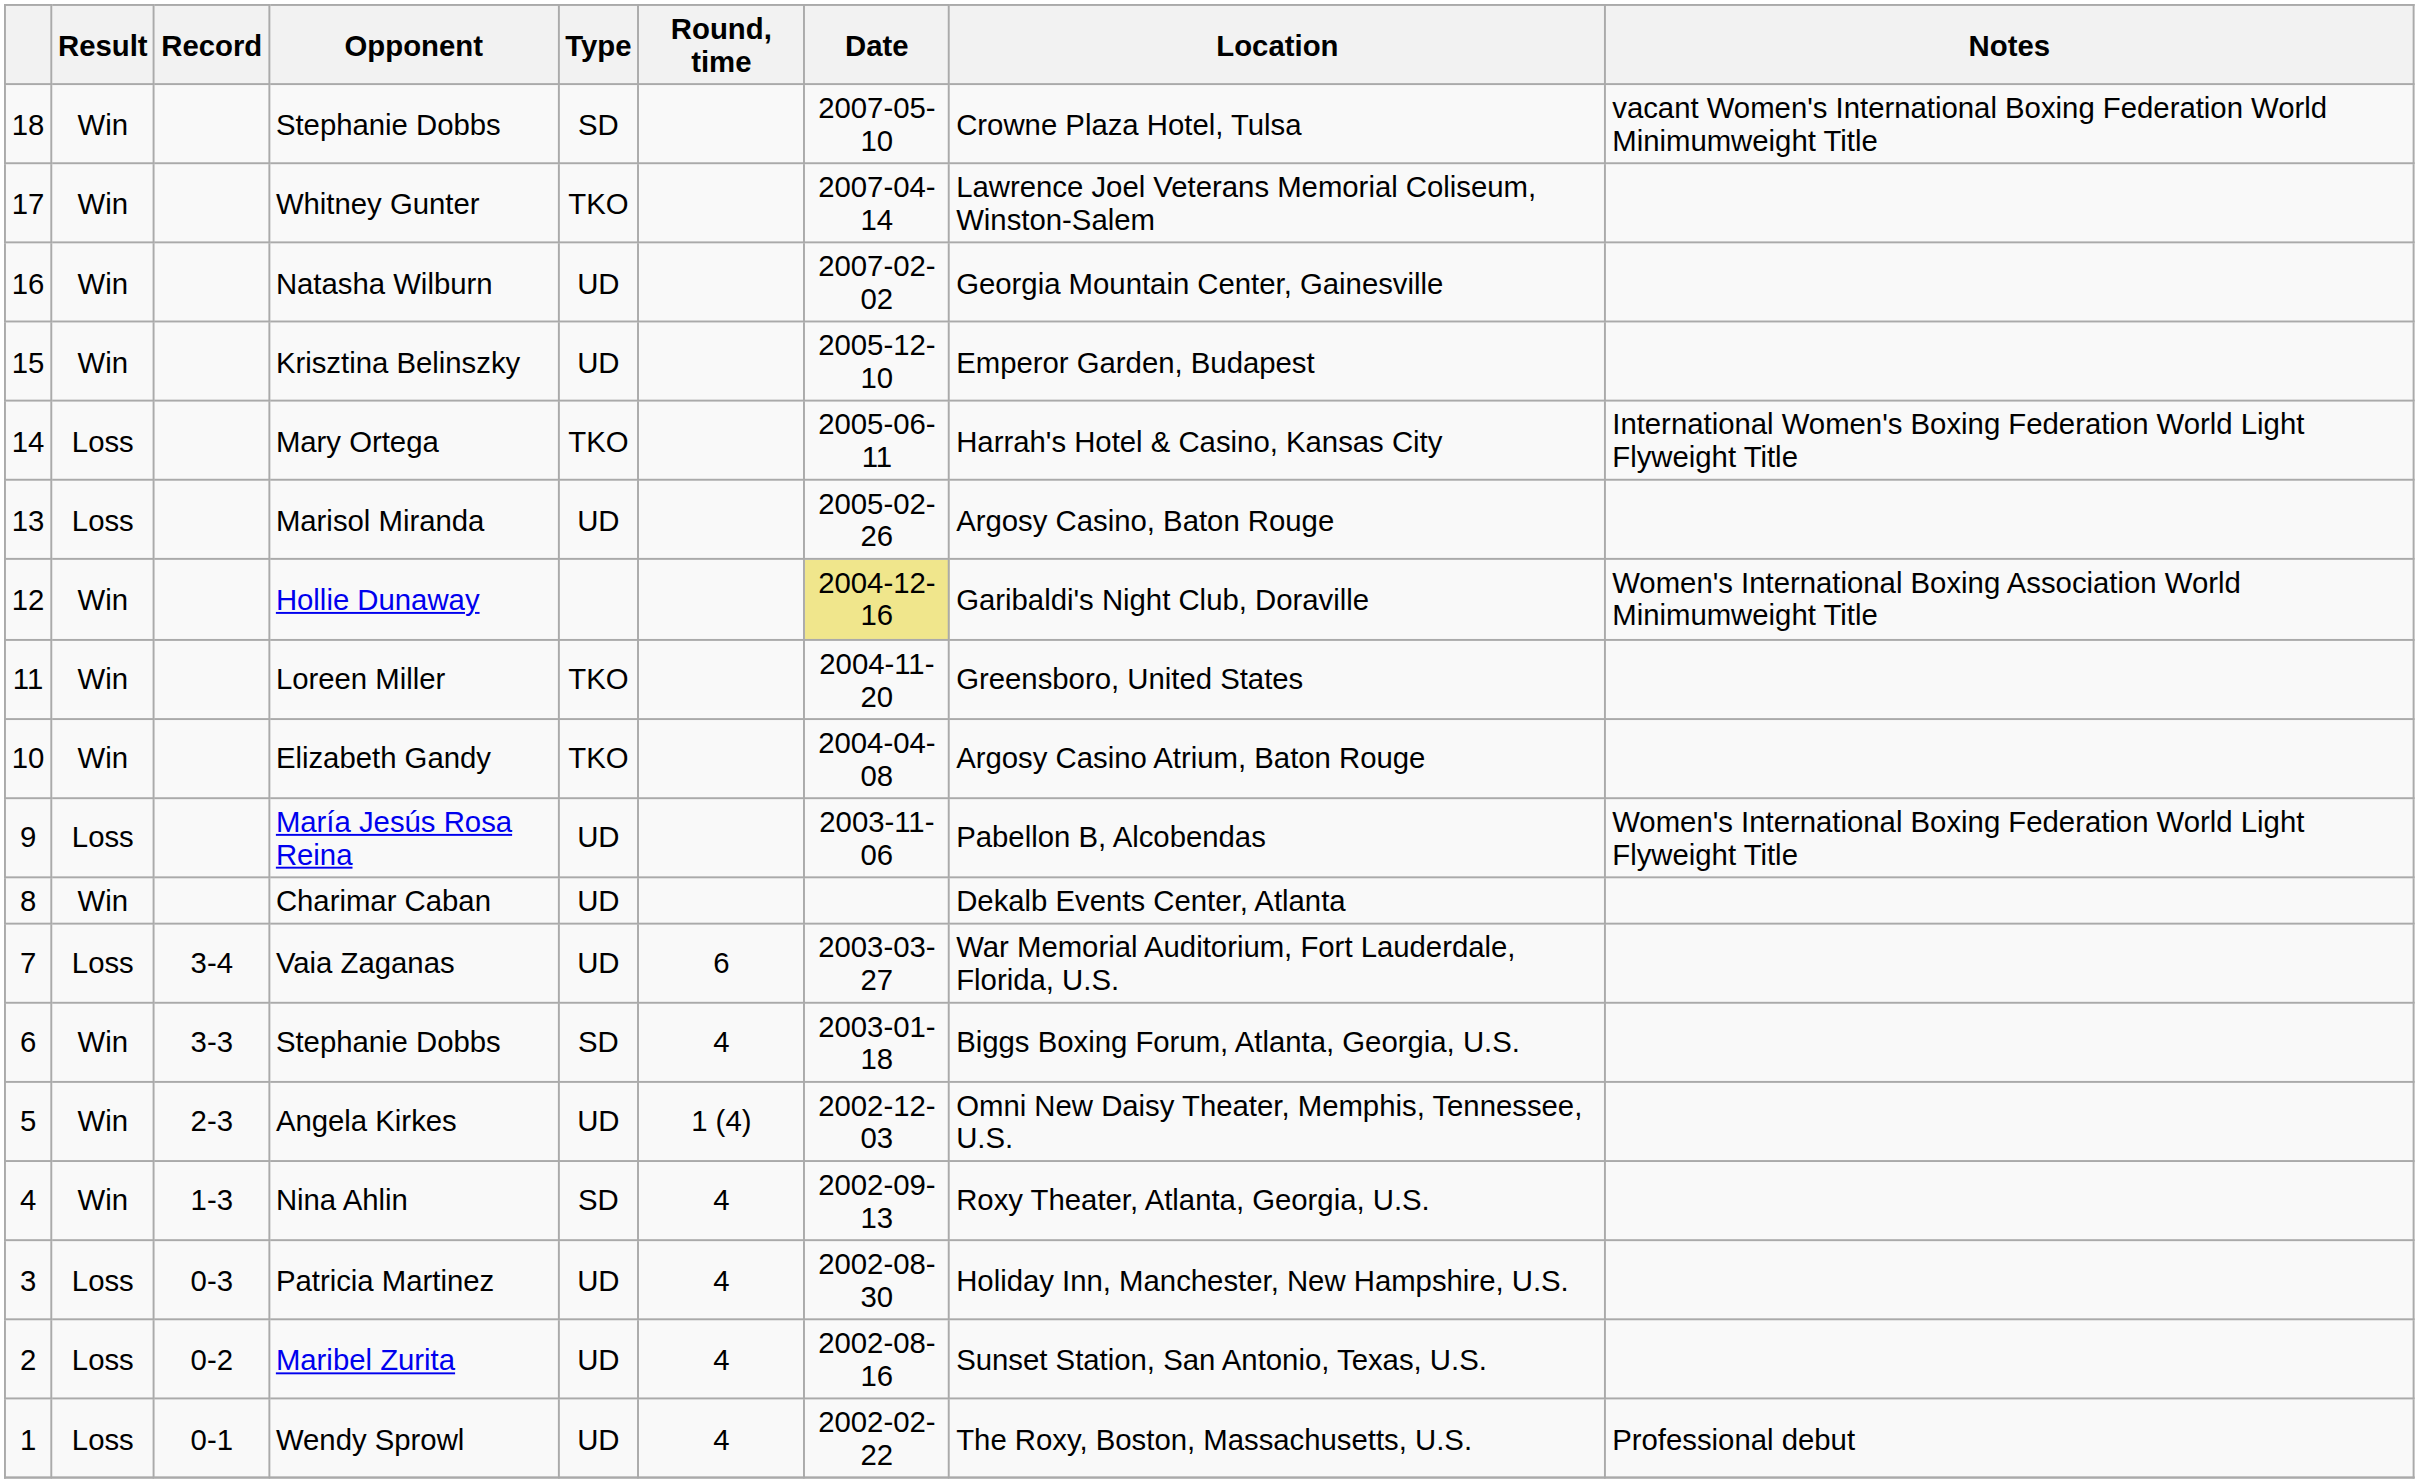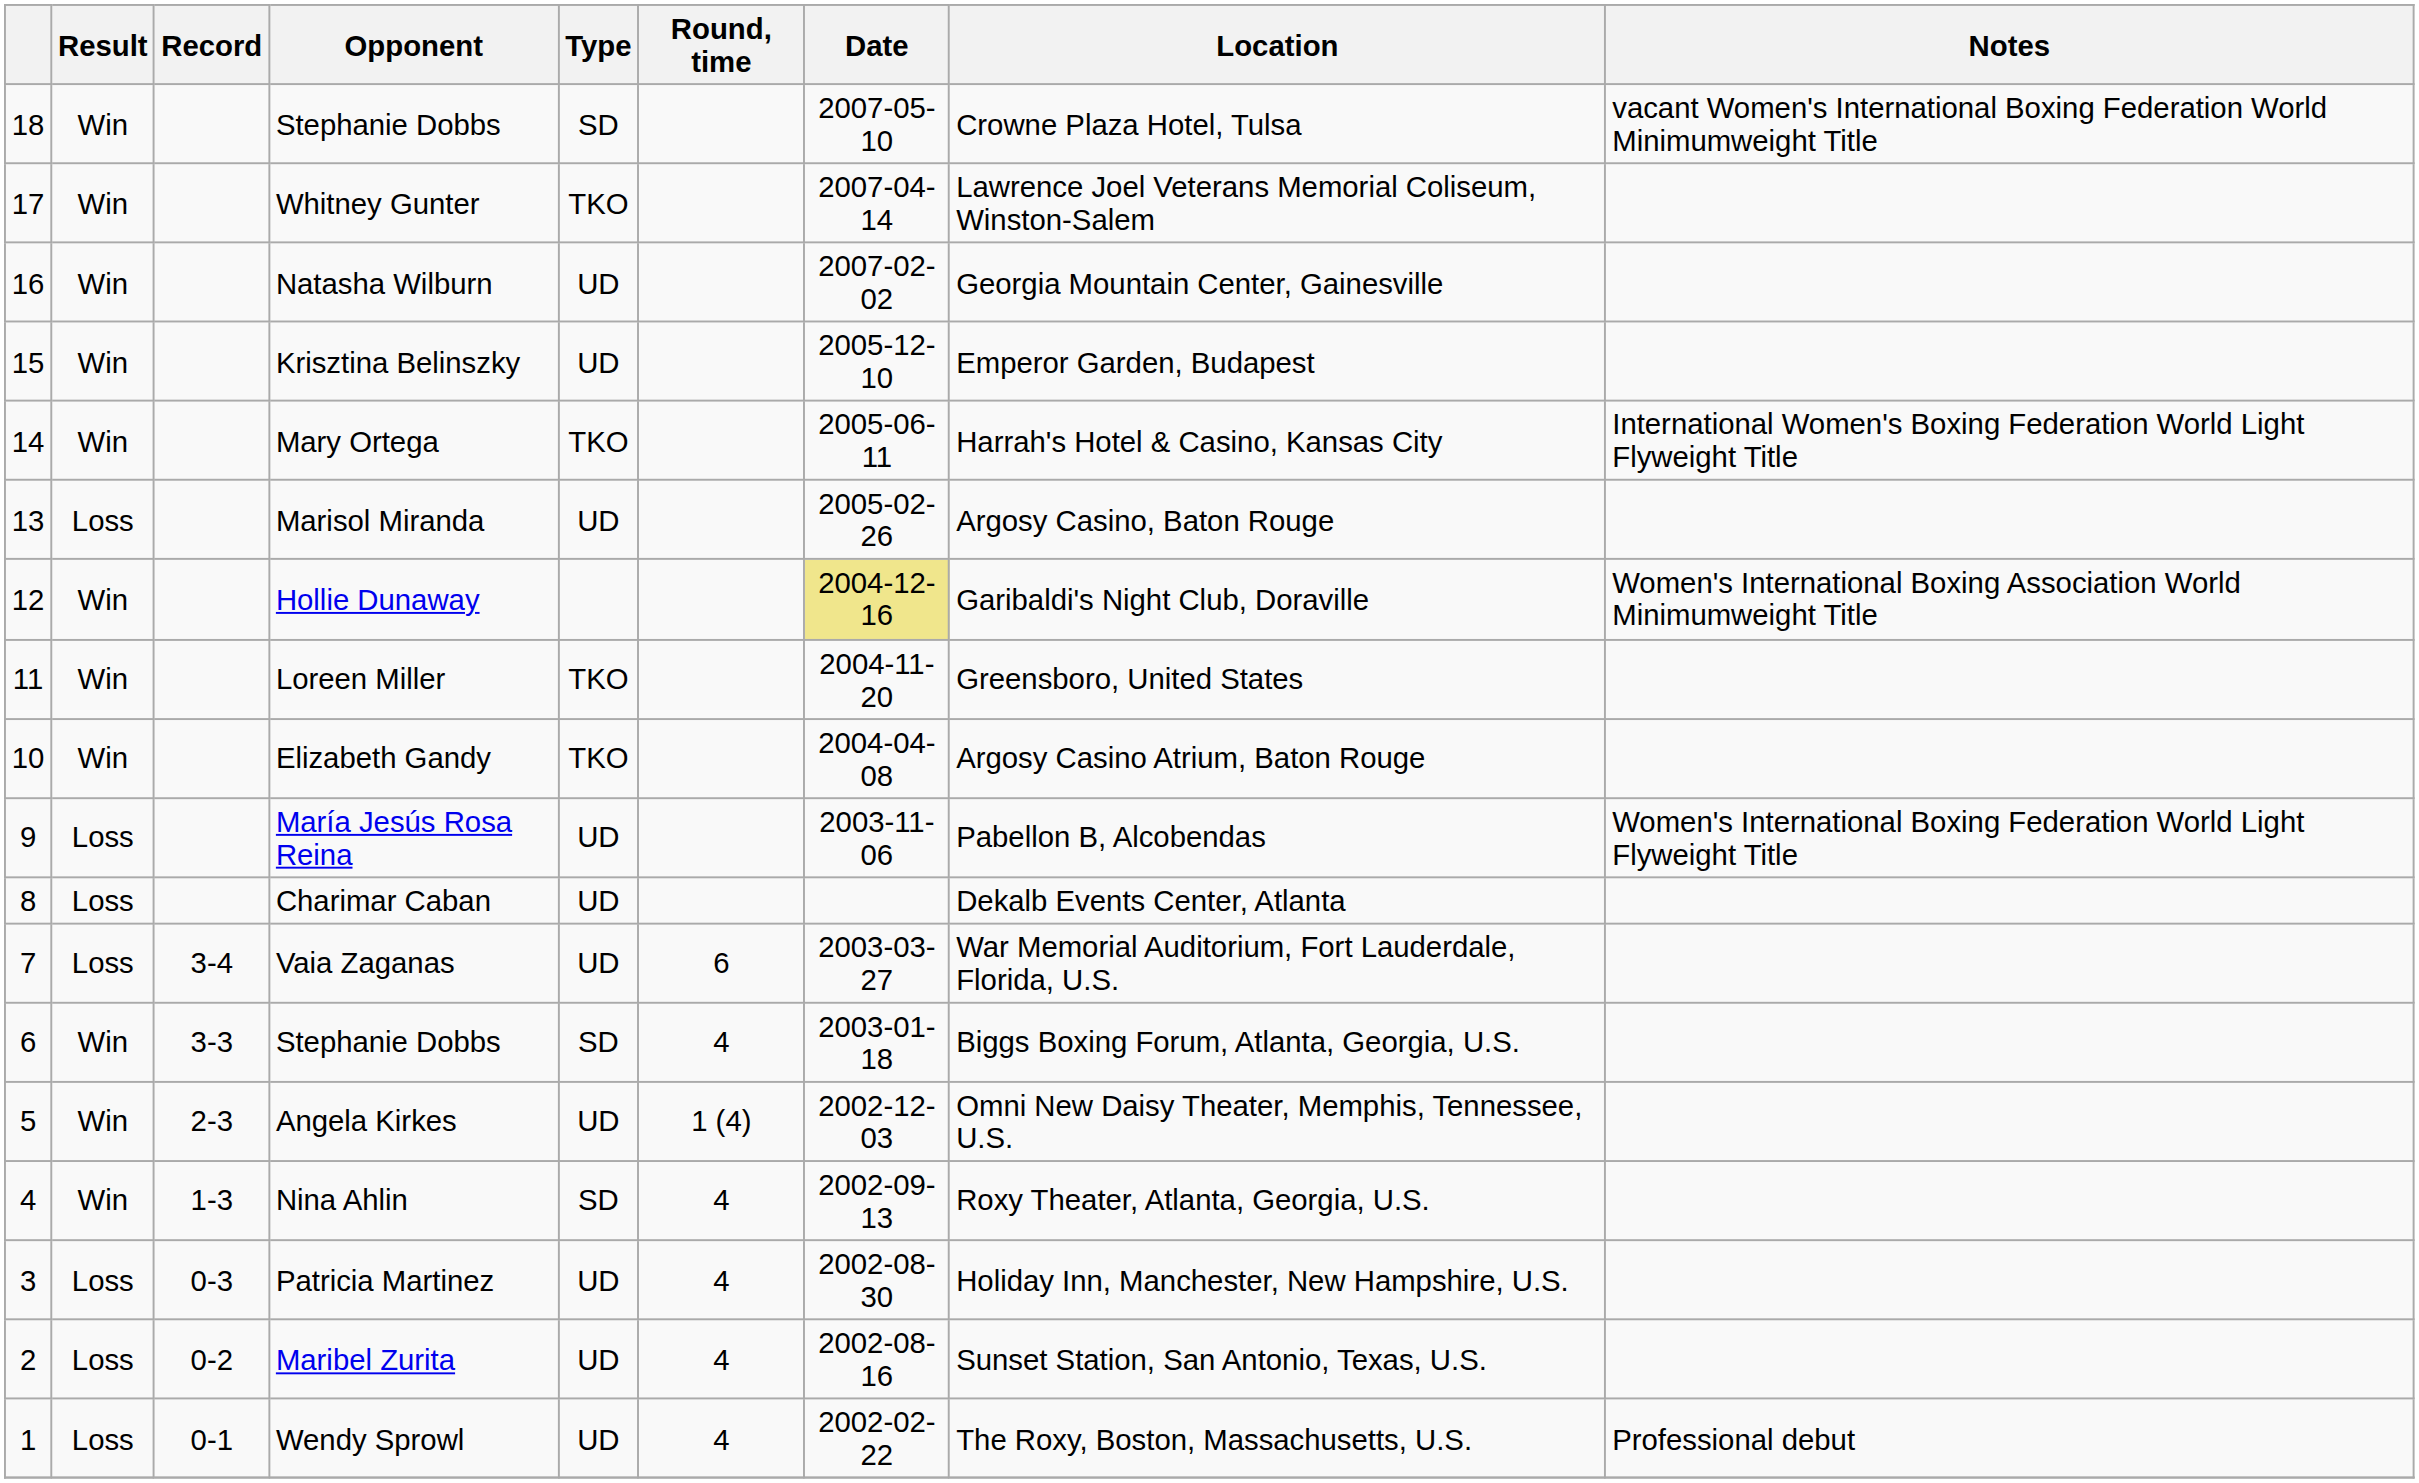(103, 441) Loss -> (103, 441) Win
(103, 900) Win -> (103, 900) Loss
